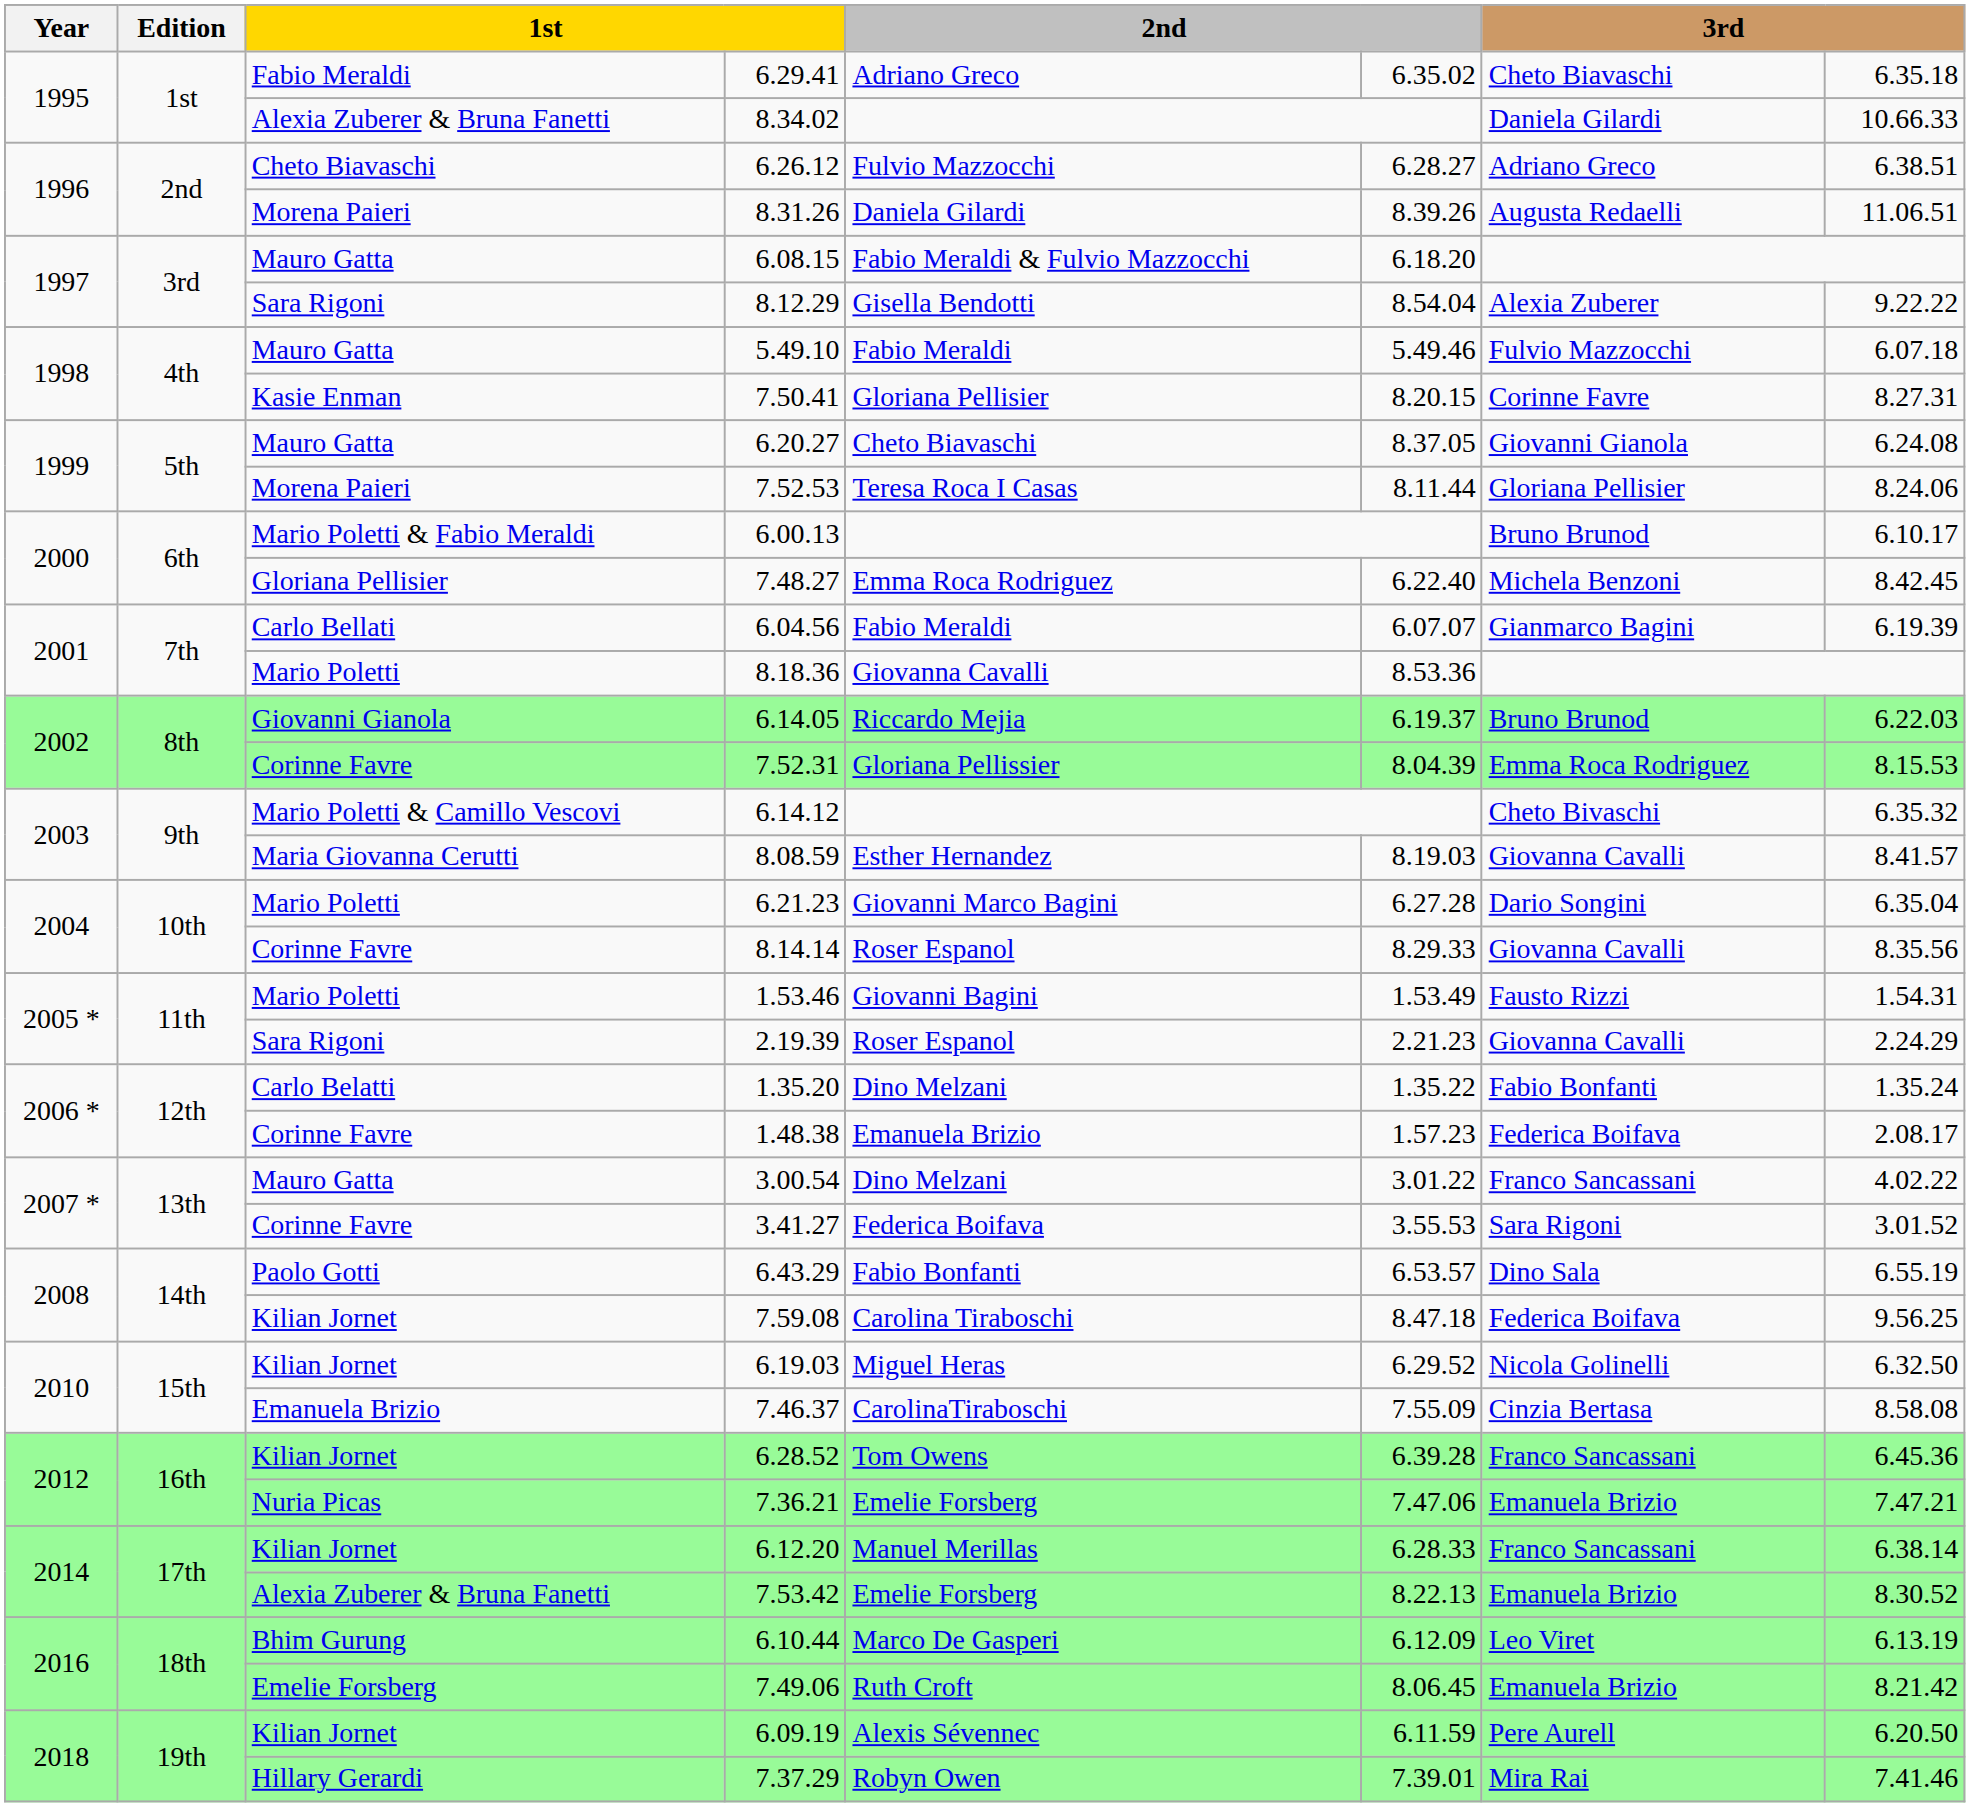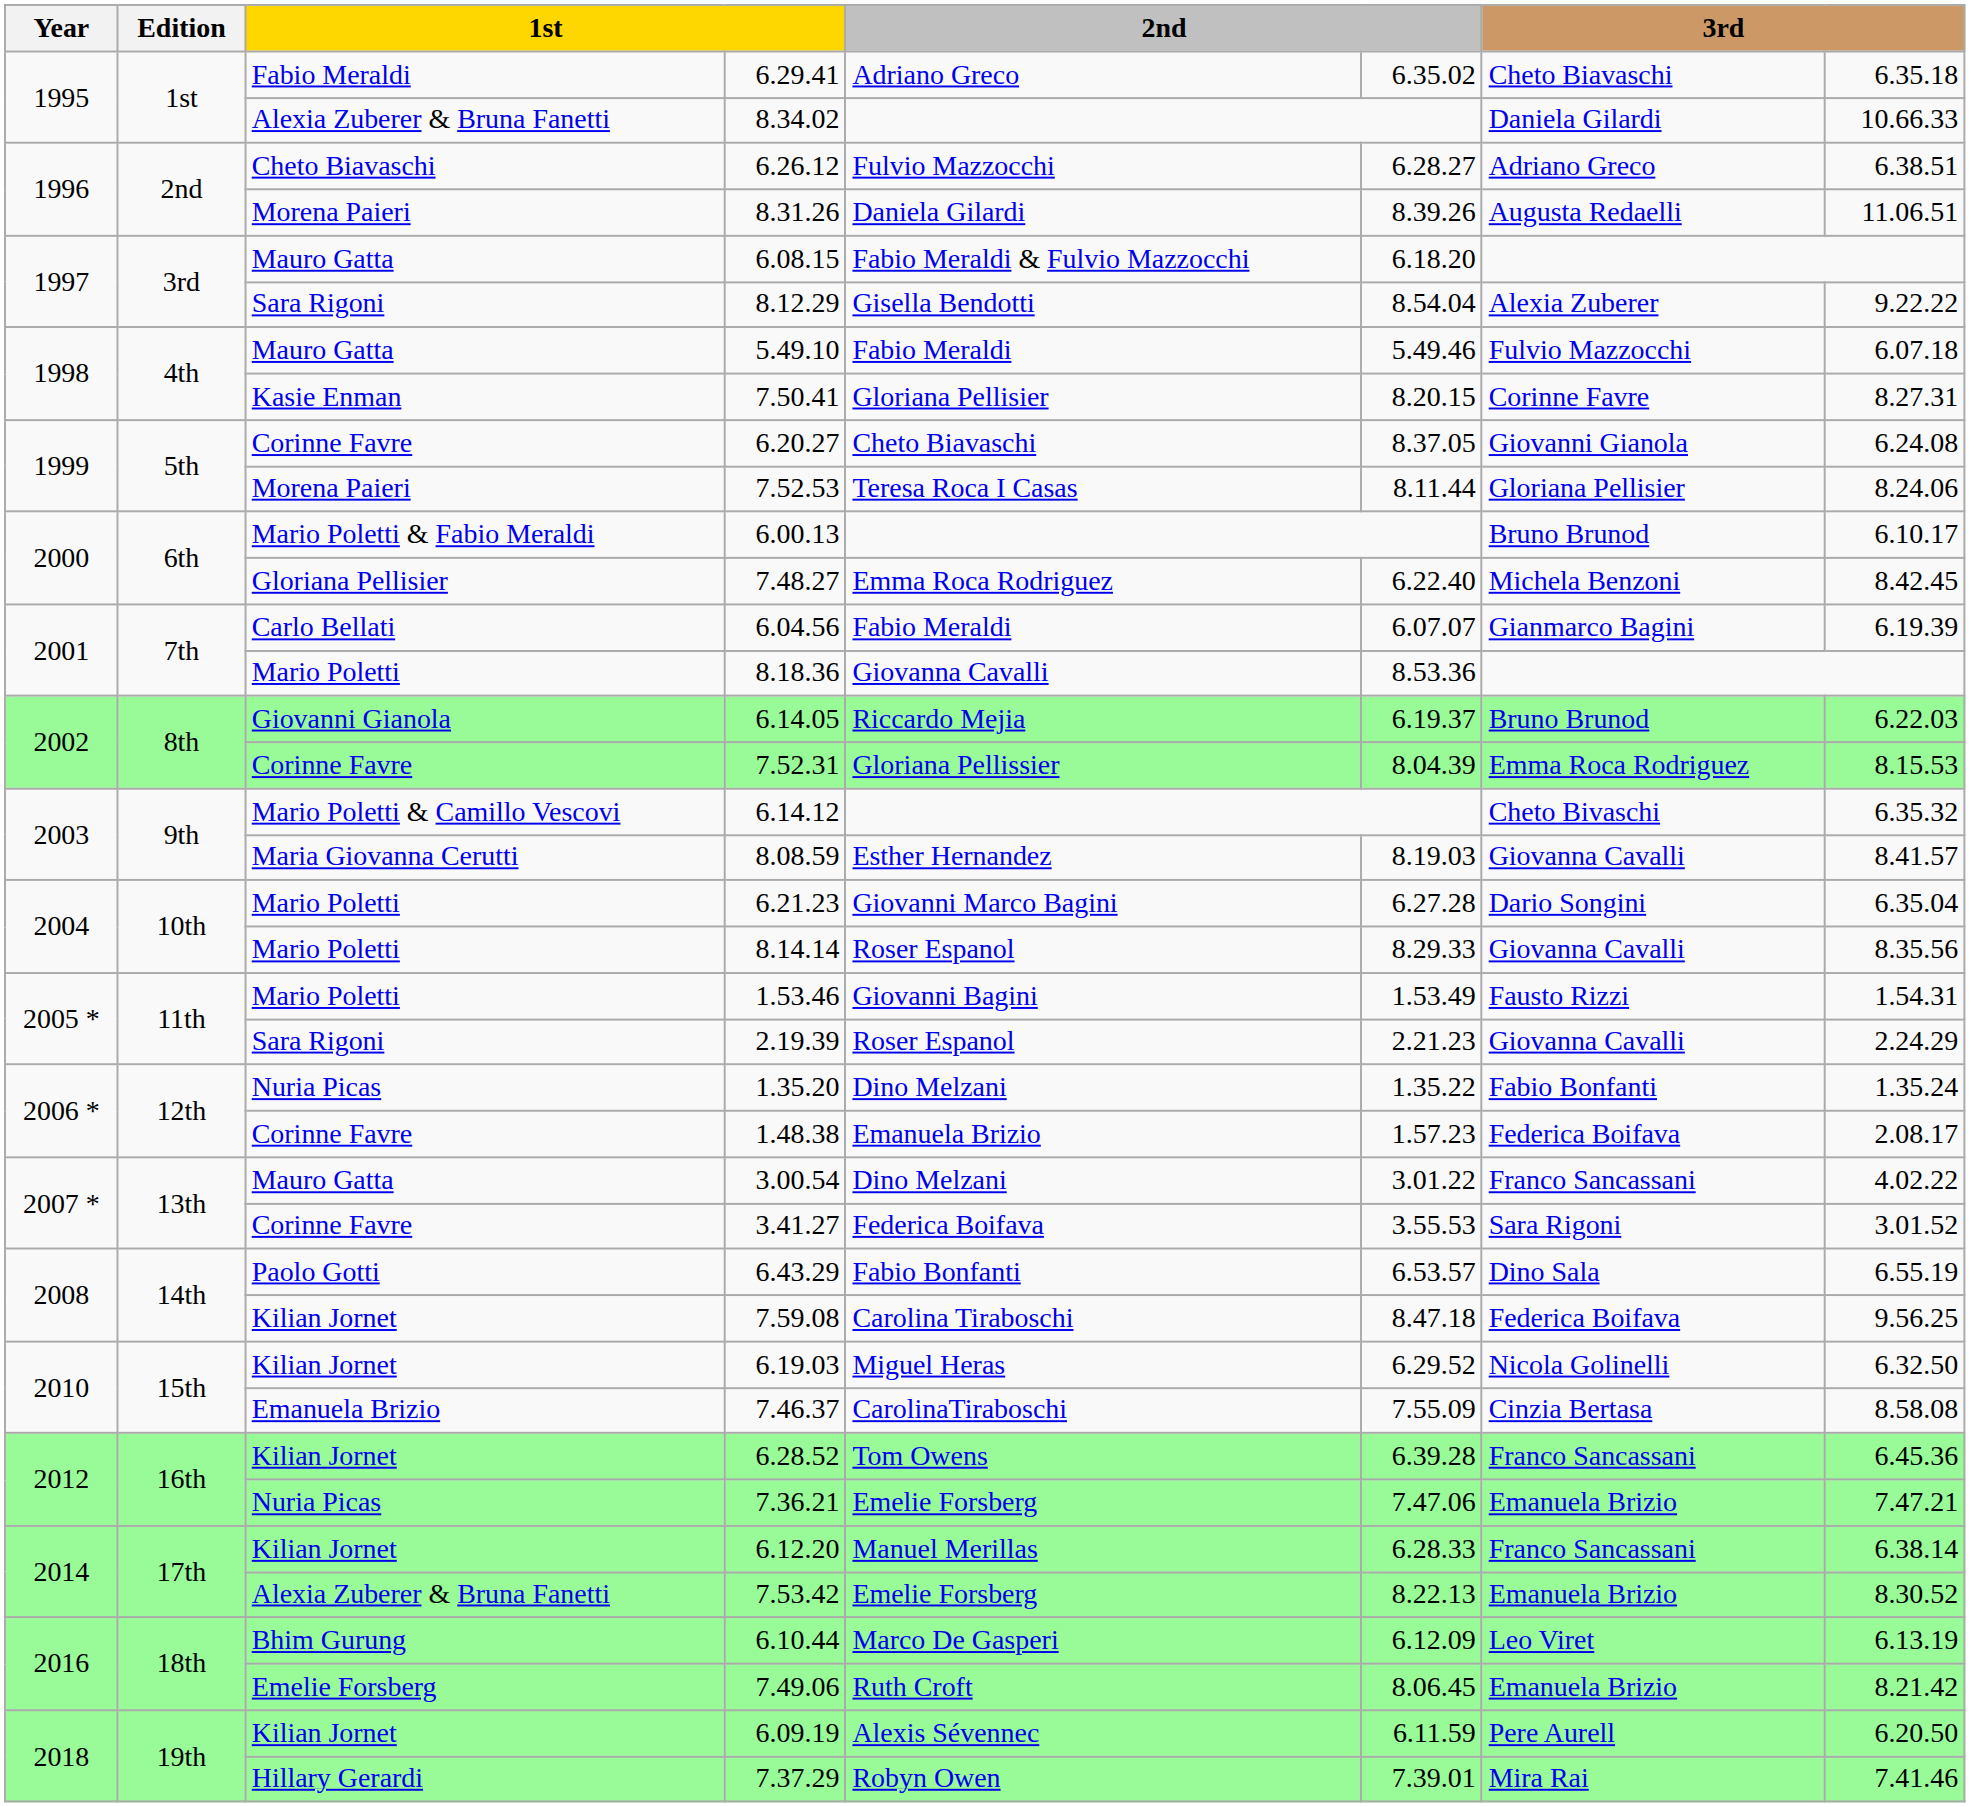(323, 442) Mauro Gatta -> (332, 442) Corinne Favre
(332, 949) Corinne Favre -> (326, 949) Mario Poletti
(323, 1087) Carlo Belatti -> (316, 1087) Nuria Picas
